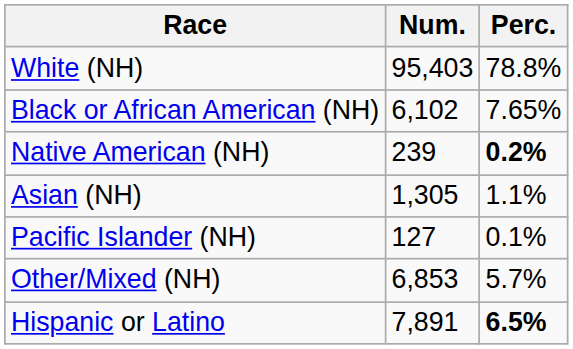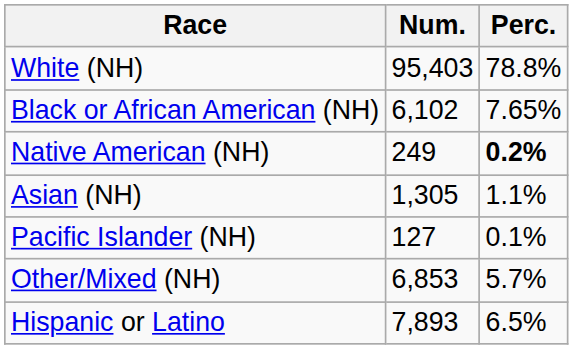(414, 152) 239 -> (414, 152) 249
(425, 322) 7,891 -> (425, 322) 7,893
(516, 322) bold -> (516, 322) normal
